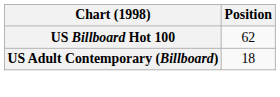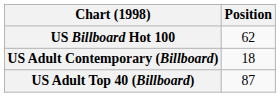+ row: (113, 80)
